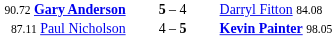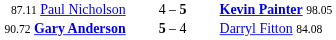rows swapped: (65, 9) <-> (68, 29)
